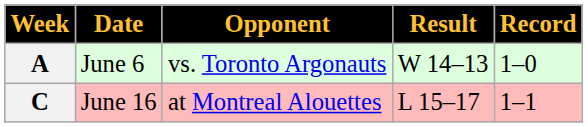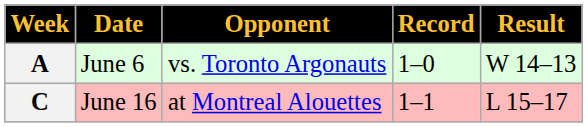columns swapped: (443, 24) <-> (538, 24)
